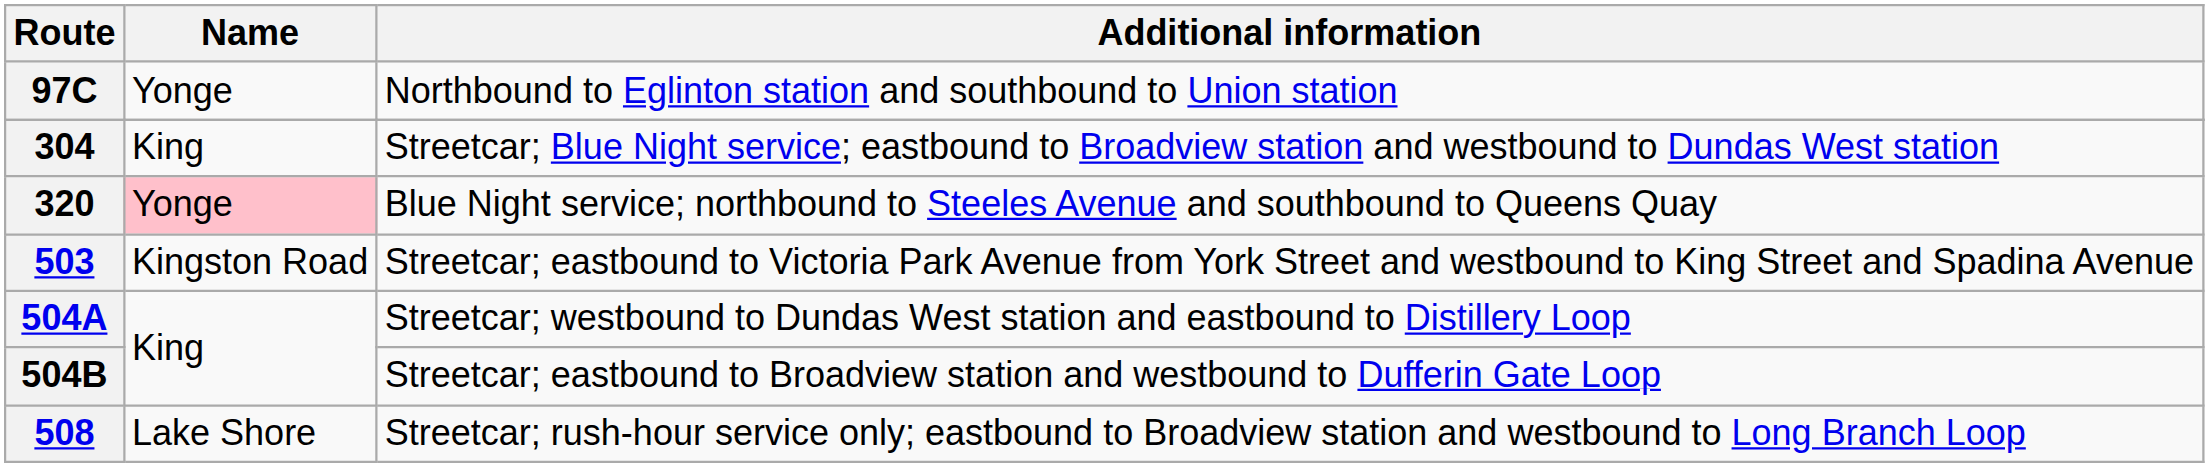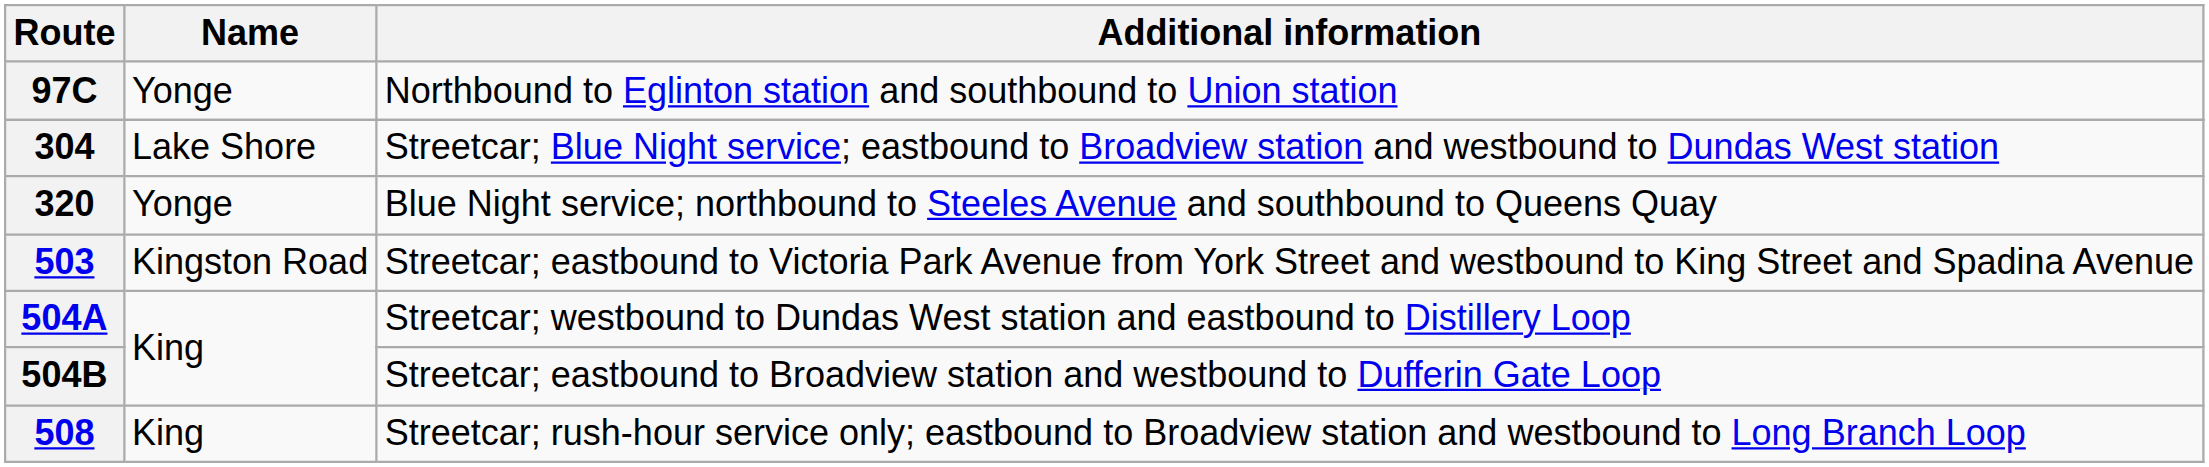(168, 147) King -> (224, 147) Lake Shore
(182, 204) pink background -> (182, 204) no background
(224, 432) Lake Shore -> (168, 432) King
